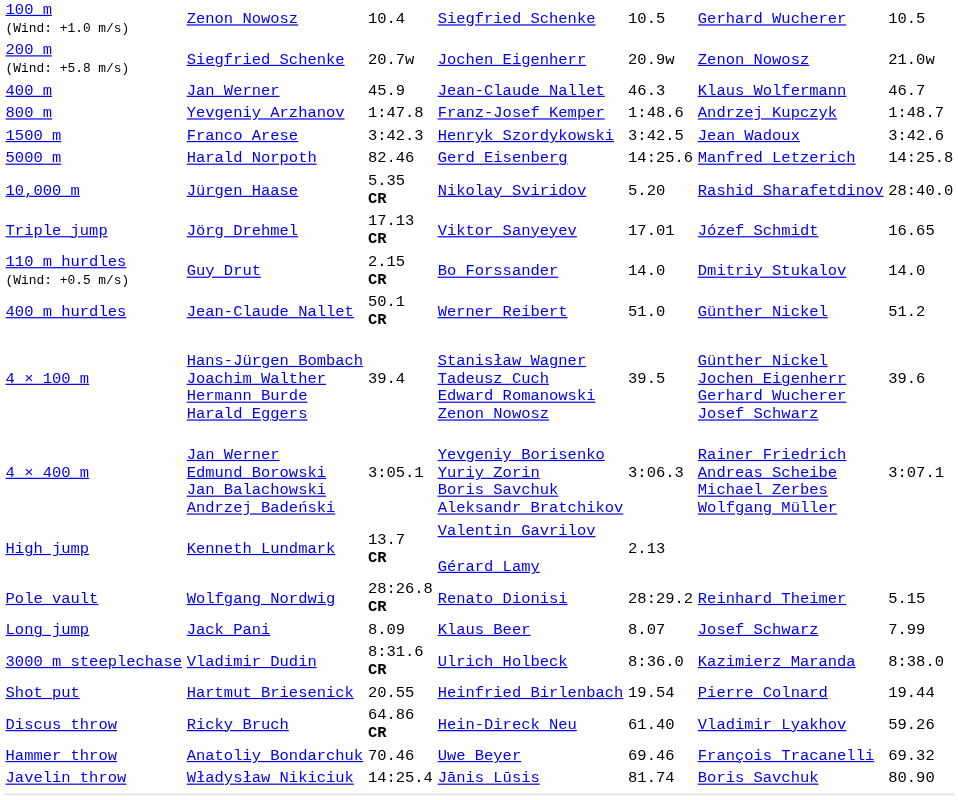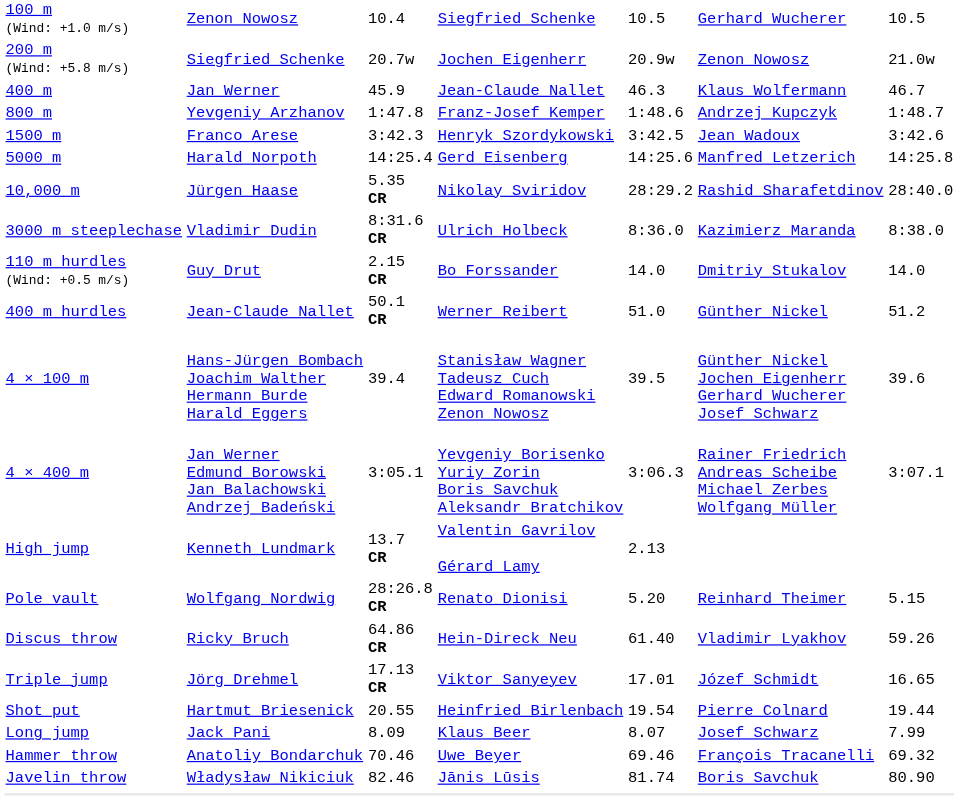(391, 158) 82.46 -> (400, 158) 14:25.4
(647, 190) 5.20 -> (661, 190) 28:29.2
rows swapped: (94, 661) <-> (57, 230)
(661, 598) 28:29.2 -> (647, 598) 5.20
rows swapped: (47, 629) <-> (61, 724)
(400, 778) 14:25.4 -> (391, 778) 82.46
